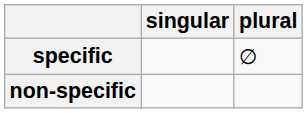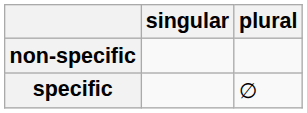rows swapped: (73, 56) <-> (73, 90)
